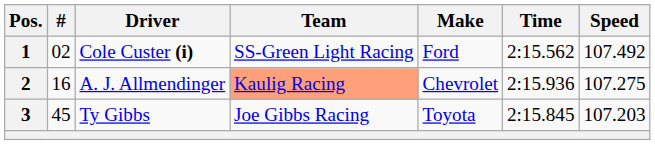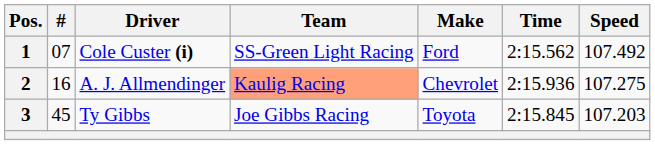(61, 52) 02 -> (61, 52) 07
